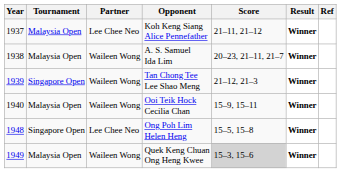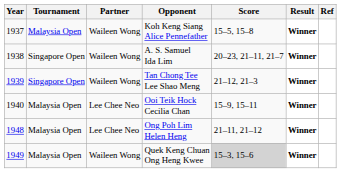(114, 31) Lee Chee Neo -> (115, 31) Waileen Wong
(238, 31) 21–11, 21–12 -> (234, 31) 15–5, 15–8
(55, 56) Malaysia Open -> (56, 56) Singapore Open
(115, 106) Waileen Wong -> (114, 106) Lee Chee Neo
(56, 131) Singapore Open -> (55, 131) Malaysia Open
(234, 131) 15–5, 15–8 -> (238, 131) 21–11, 21–12
